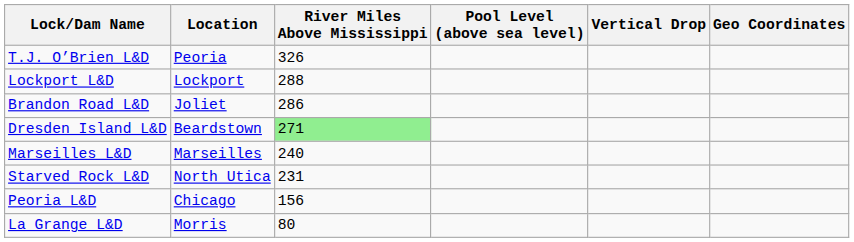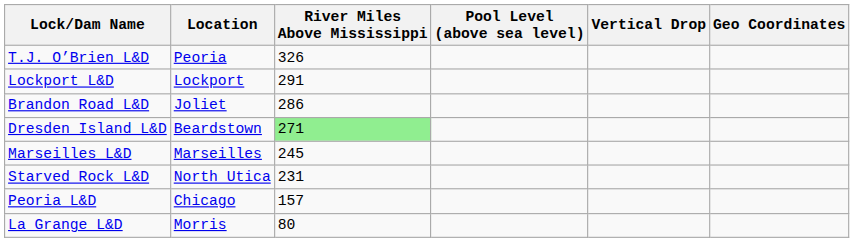(291, 81) 288 -> (291, 81) 291
(291, 153) 240 -> (291, 153) 245
(291, 201) 156 -> (291, 201) 157
